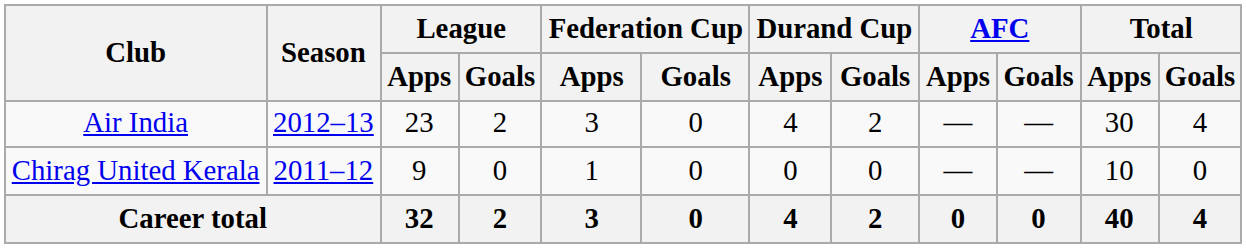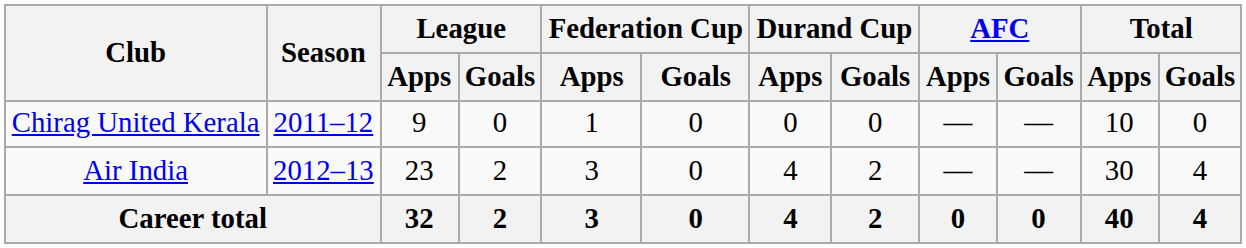rows swapped: (136, 171) <-> (136, 123)
